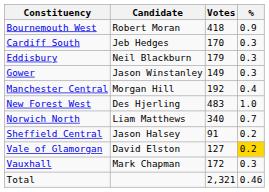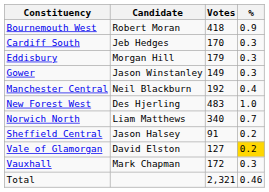(152, 58) Neil Blackburn -> (143, 58) Morgan Hill
(143, 88) Morgan Hill -> (152, 88) Neil Blackburn
